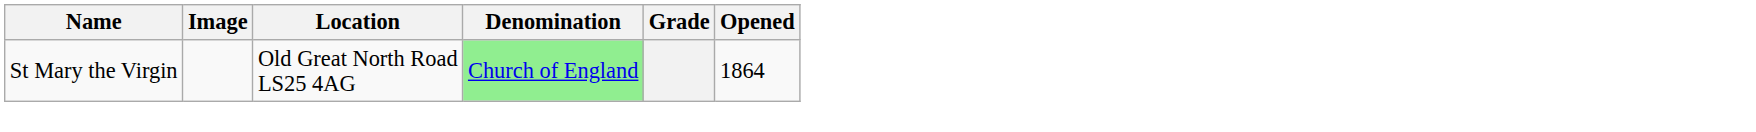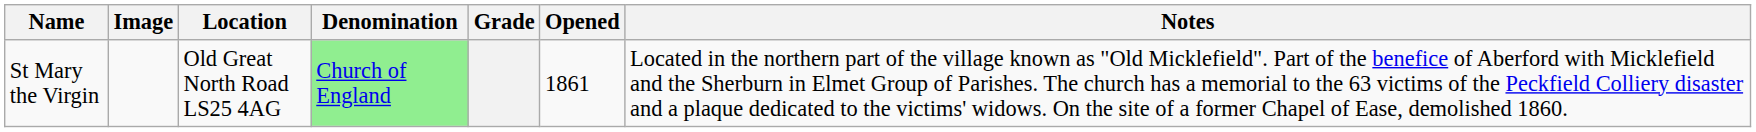+ column: (1188, 22)
(742, 70) 1864 -> (567, 82) 1861
